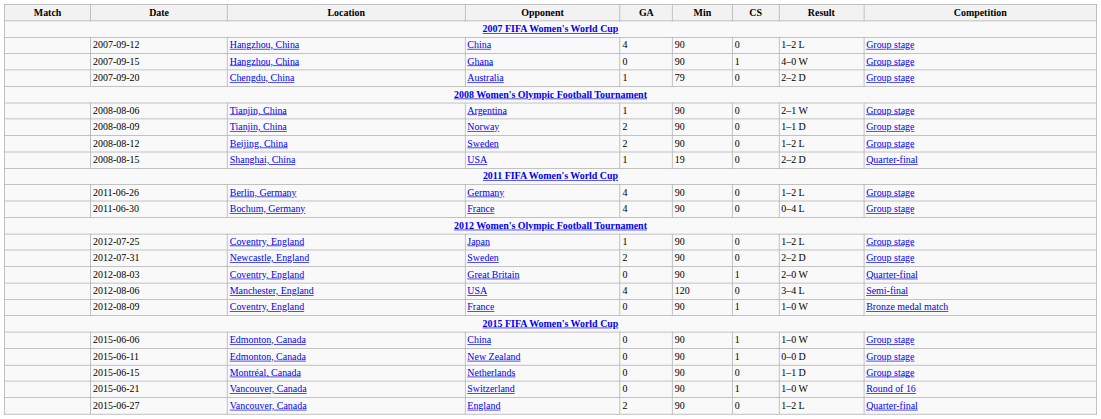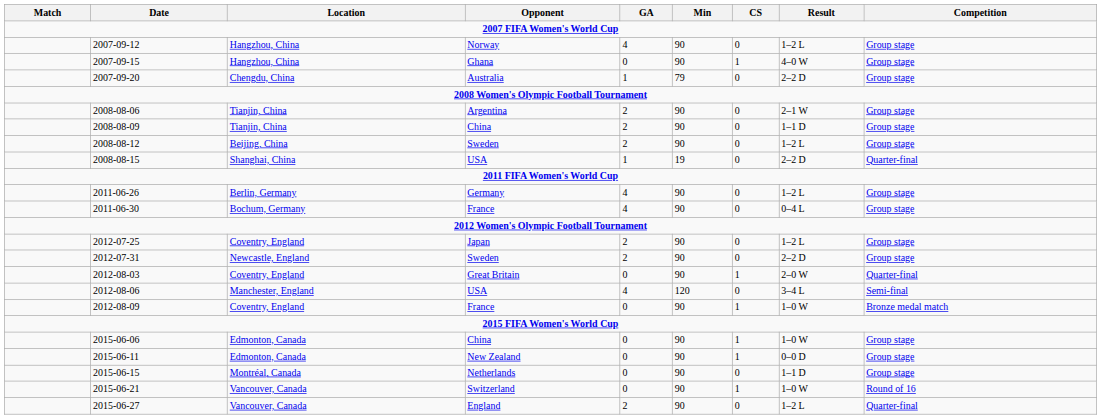(479, 45) China -> (483, 45) Norway
(625, 111) 1 -> (625, 111) 2
(483, 127) Norway -> (479, 127) China
(625, 242) 1 -> (625, 242) 2
